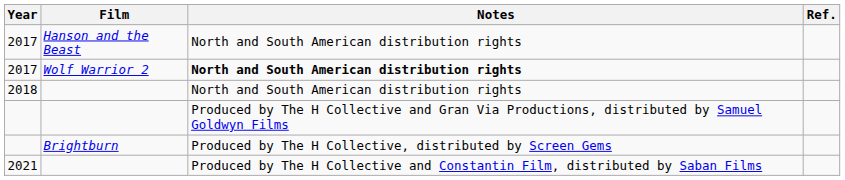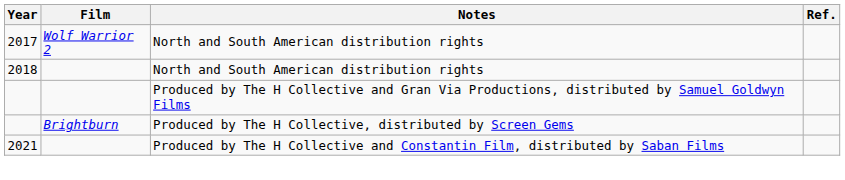- row: (22, 42)
(356, 70) bold -> (318, 42) normal
